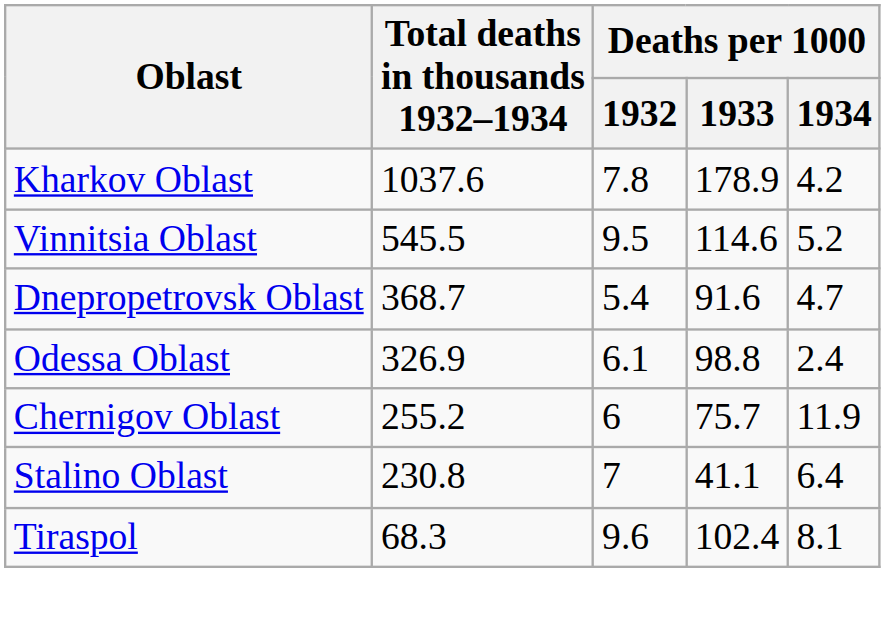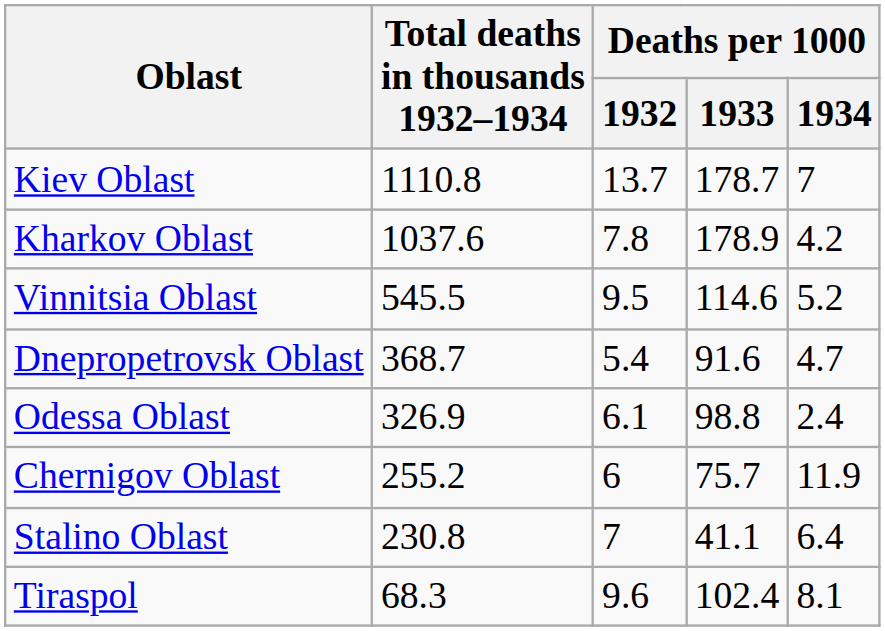+ row: (104, 178)
